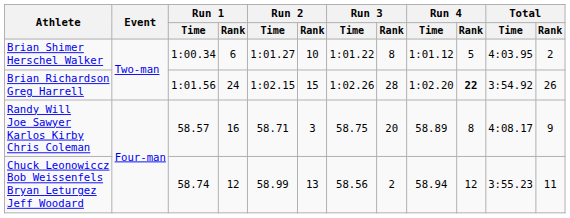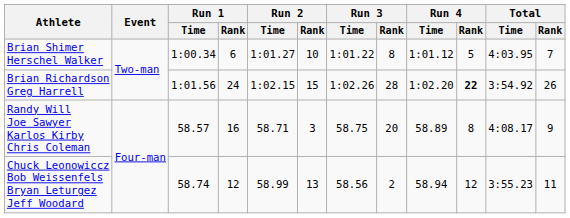(550, 54) 2 -> (550, 54) 7
